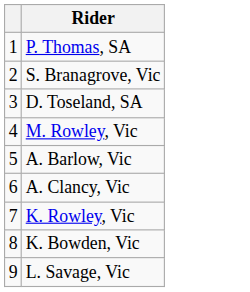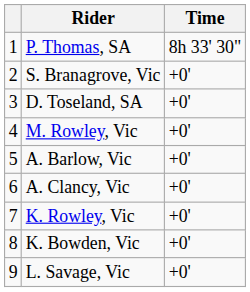+ column: (205, 18)
